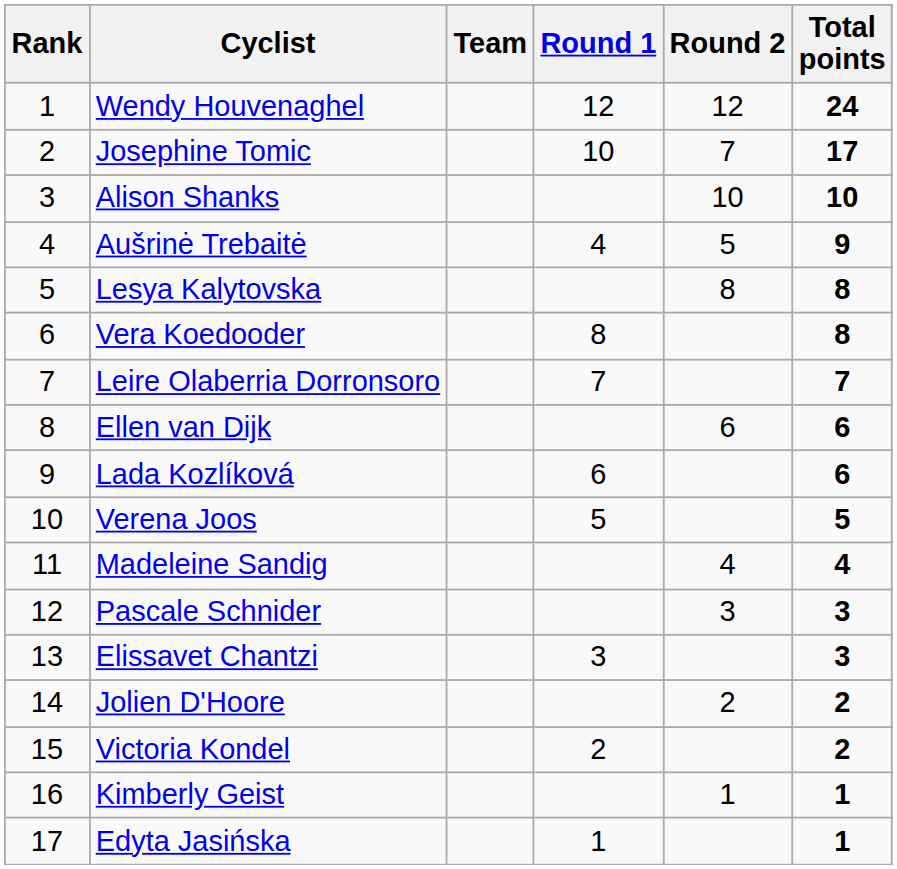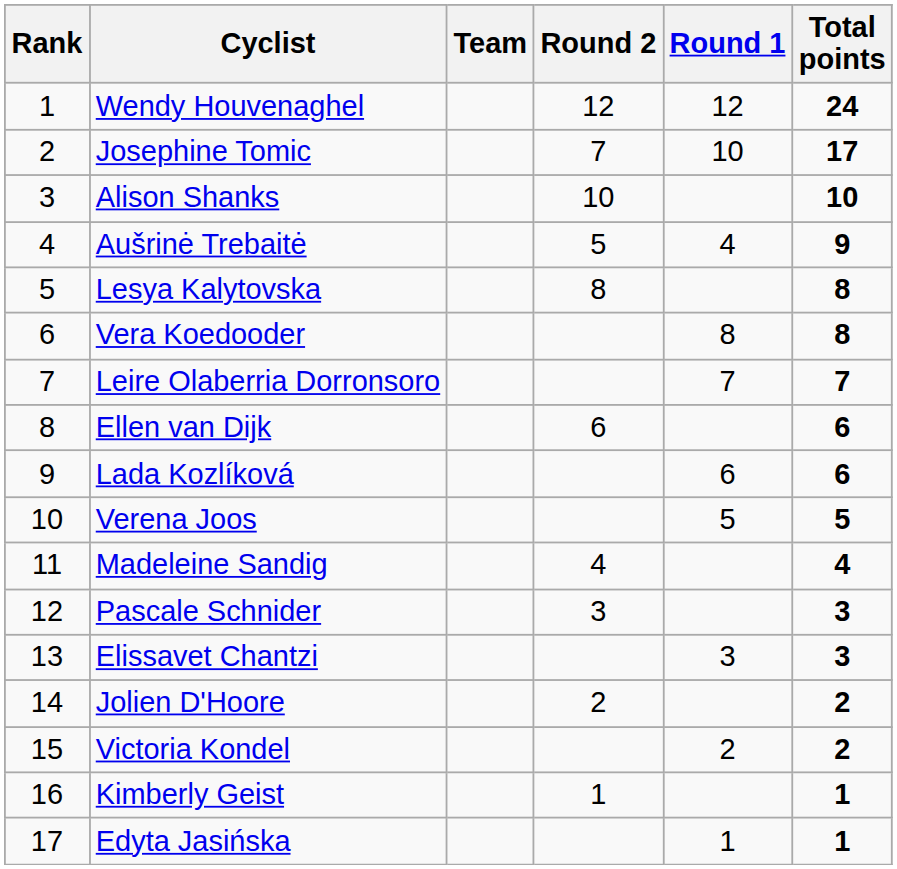columns swapped: (598, 43) <-> (728, 43)
